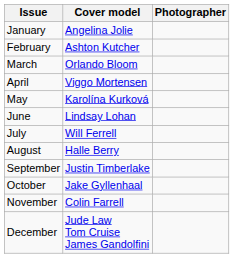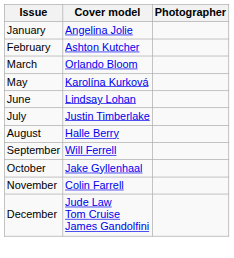- row: (18, 82)
(91, 133) Will Ferrell -> (107, 116) Justin Timberlake
(107, 168) Justin Timberlake -> (91, 151) Will Ferrell
